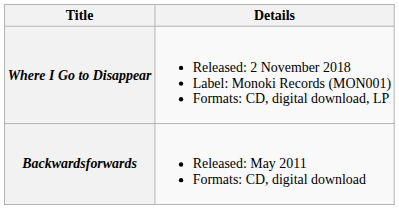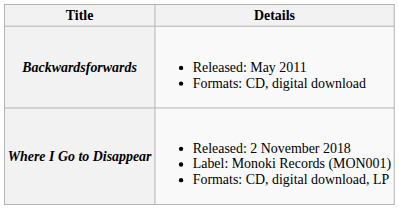rows swapped: (80, 164) <-> (80, 75)
